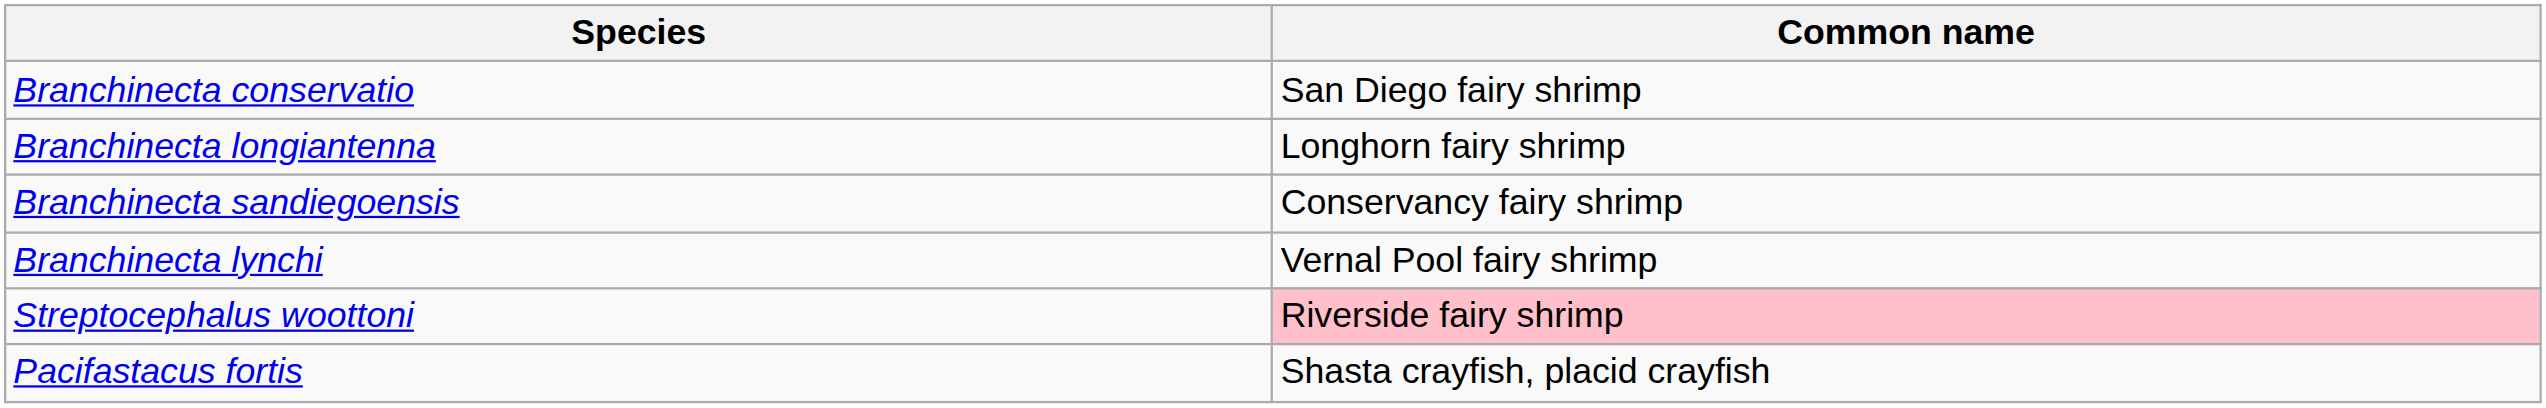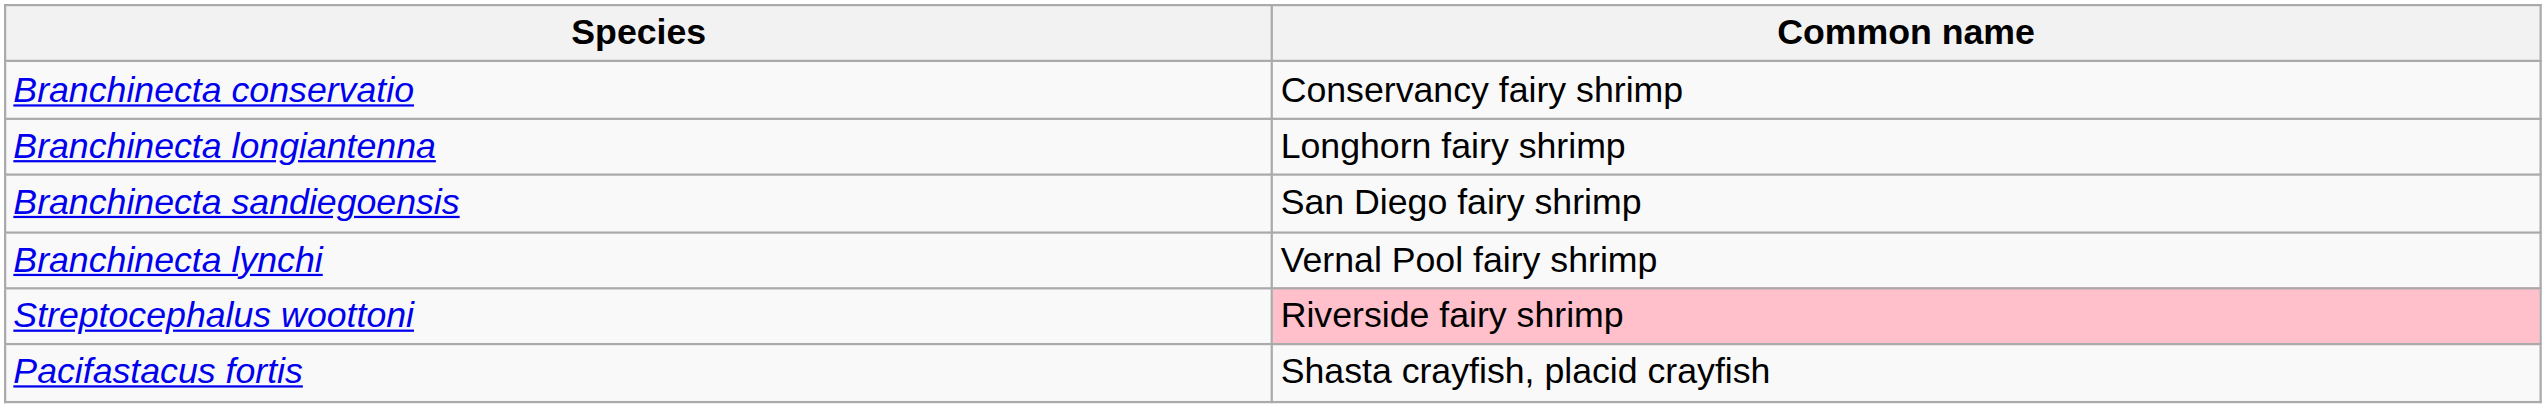(1461, 89) San Diego fairy shrimp -> (1482, 89) Conservancy fairy shrimp
(1482, 202) Conservancy fairy shrimp -> (1461, 202) San Diego fairy shrimp
